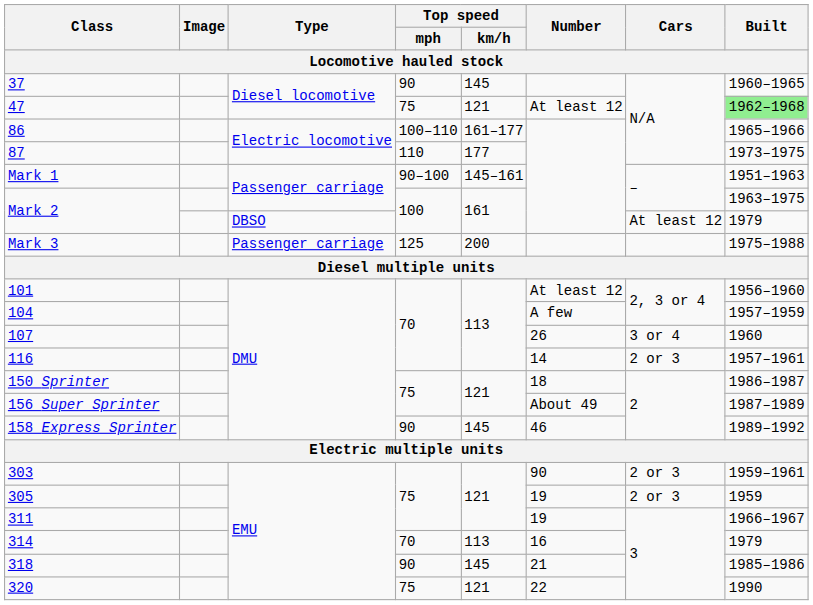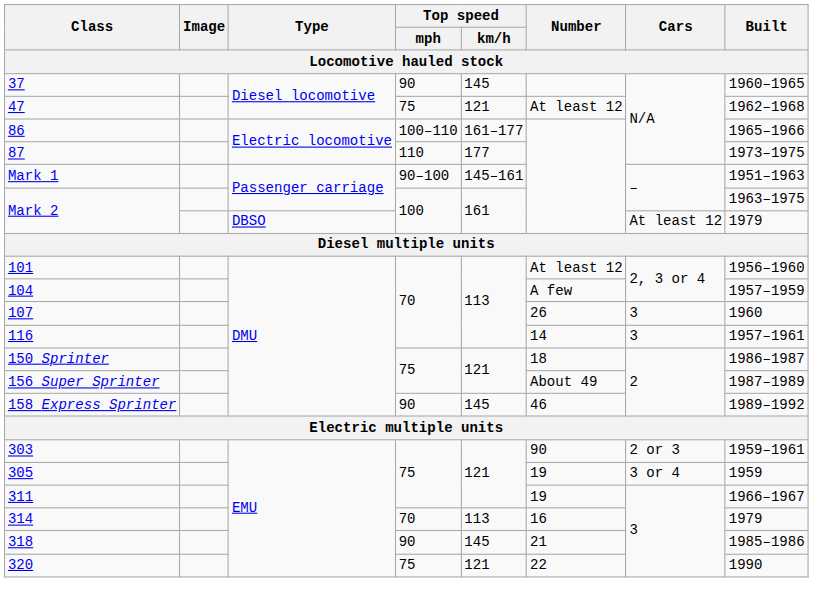(767, 108) lightgreen background -> (767, 108) no background
- row: (33, 245)
(655, 336) 3 or 4 -> (634, 313) 3
(655, 359) 2 or 3 -> (634, 336) 3
(655, 497) 2 or 3 -> (655, 474) 3 or 4
